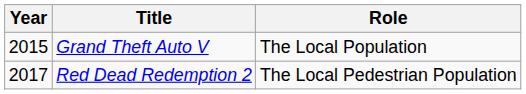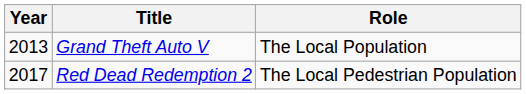(28, 46) 2015 -> (28, 46) 2013
